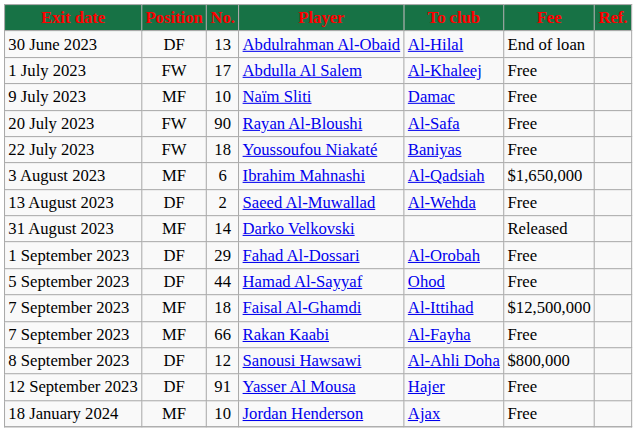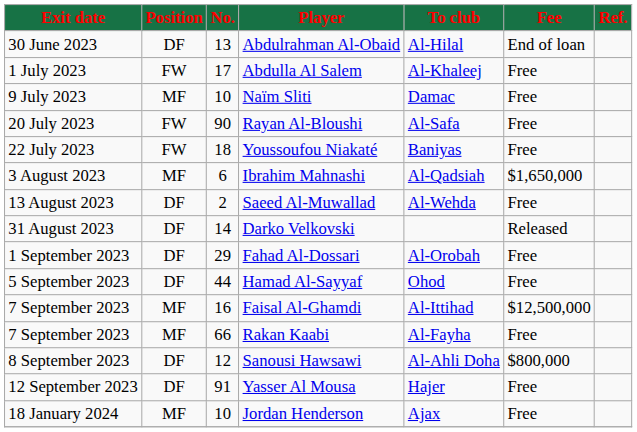(174, 228) MF -> (174, 228) DF
(223, 307) 18 -> (223, 307) 16
